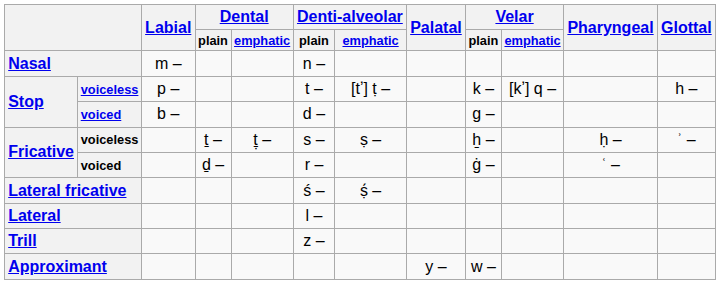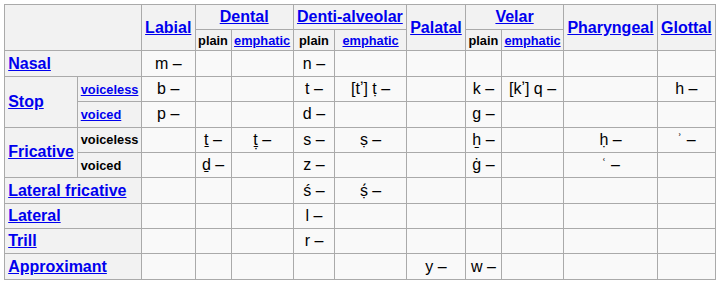(168, 89) p – -> (168, 89) b –
(168, 114) b – -> (168, 114) p –
(314, 165) r – -> (314, 165) z –
(314, 241) z – -> (314, 241) r –
